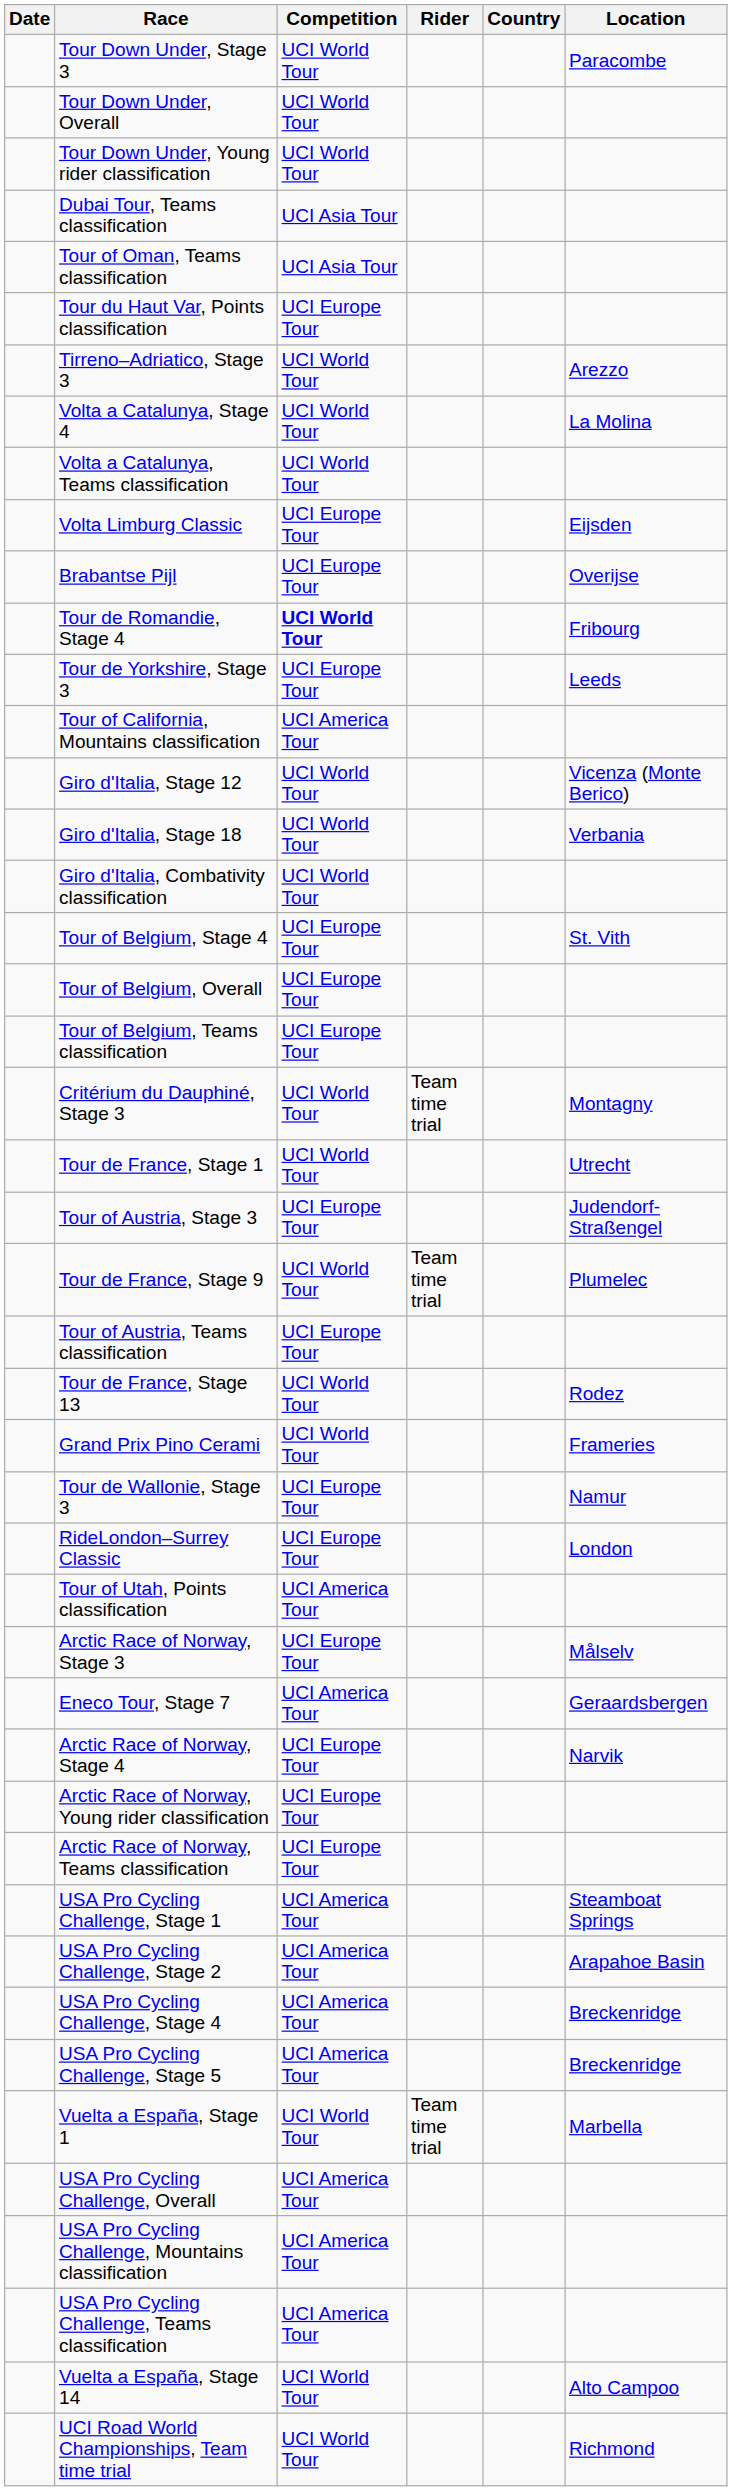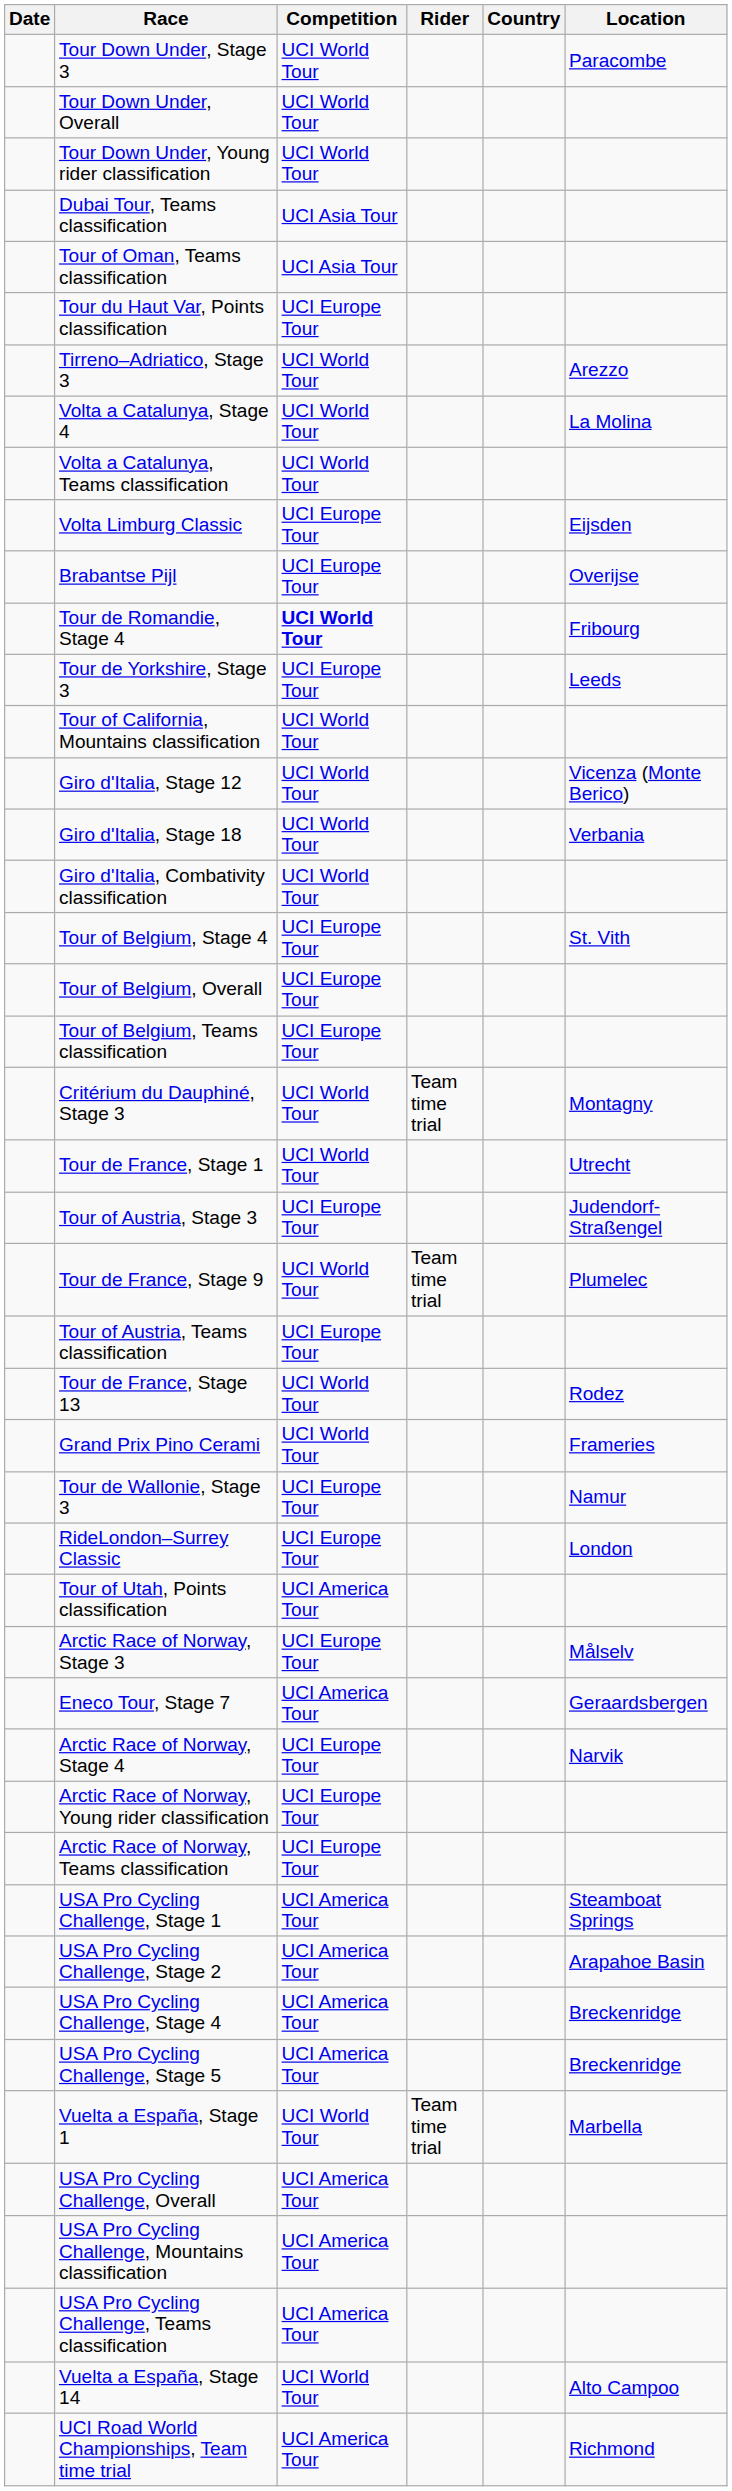(335, 731) UCI America Tour -> (325, 731) UCI World Tour
(325, 2449) UCI World Tour -> (335, 2449) UCI America Tour
